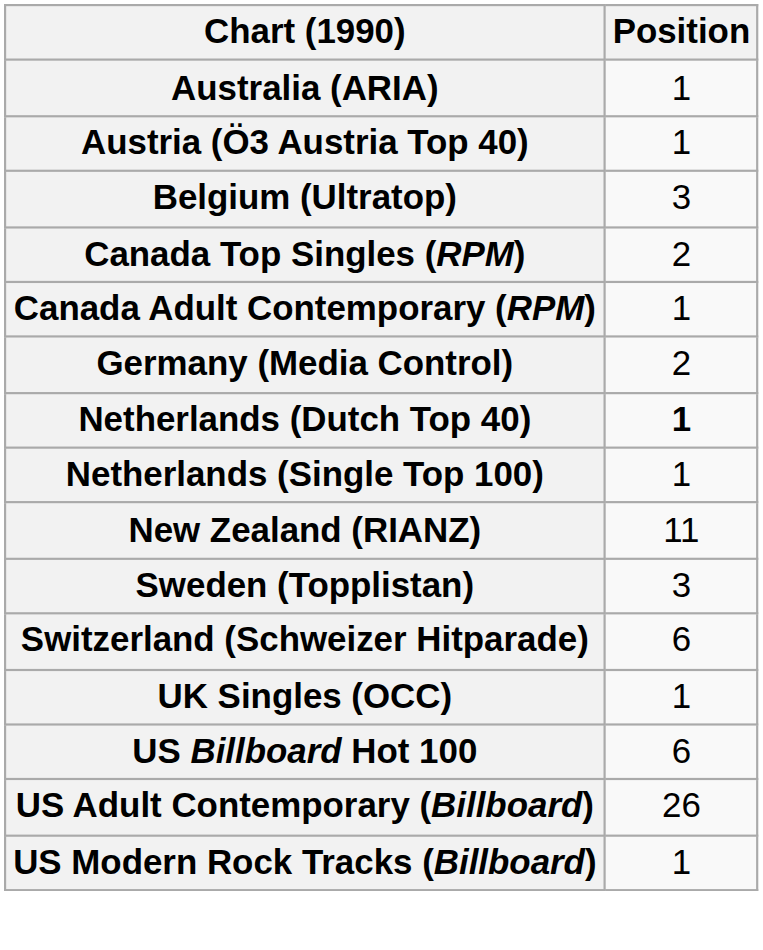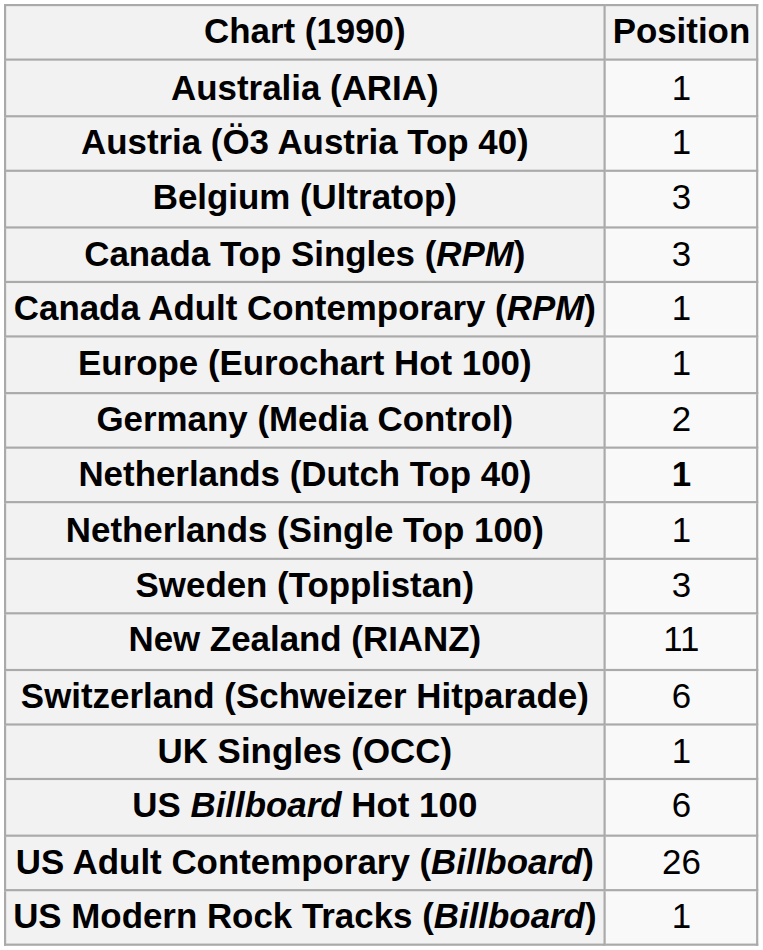(681, 253) 2 -> (681, 253) 3
+ row: (305, 364)
rows swapped: (305, 530) <-> (305, 585)
